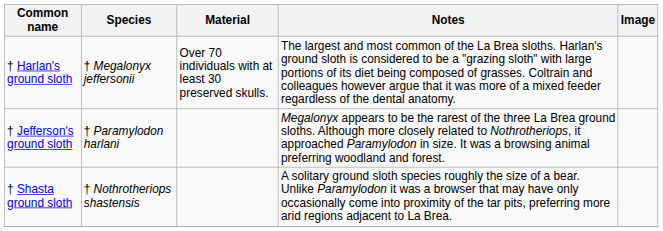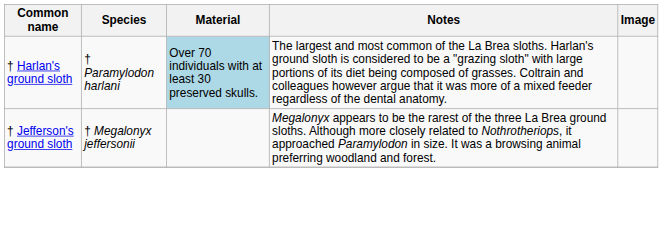(117, 72) † Megalonyx jeffersonii -> (119, 72) † Paramylodon harlani
(226, 72) no background -> (216, 72) lightblue background
(124, 138) † Paramylodon harlani -> (118, 138) † Megalonyx jeffersonii
- row: (40, 196)
